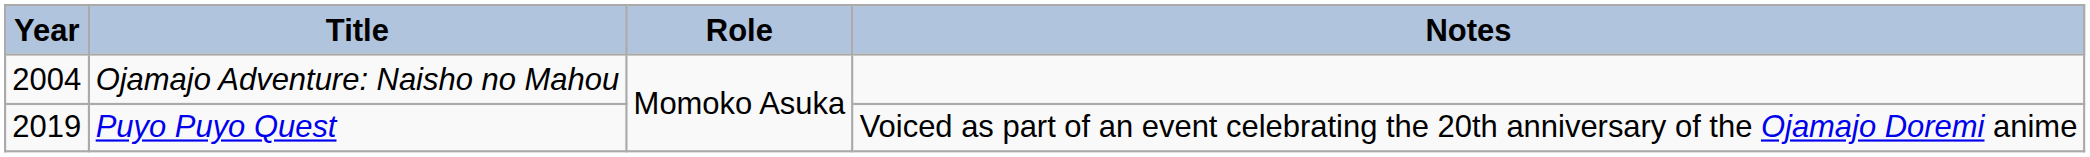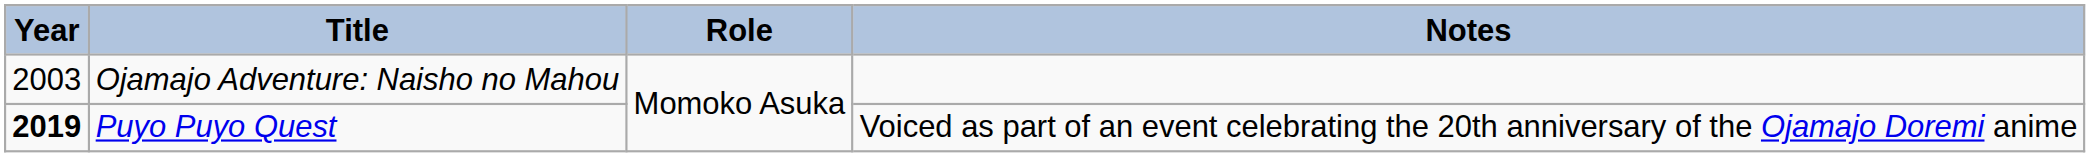(47, 79) 2004 -> (47, 79) 2003
(47, 128) normal -> (47, 128) bold
